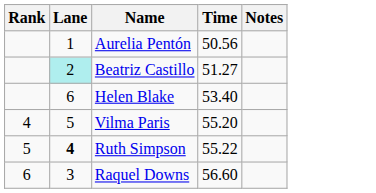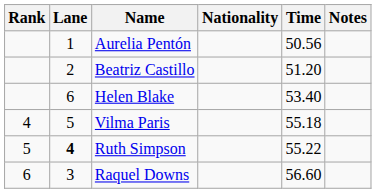+ column: (240, 17)
(70, 70) paleturquoise background -> (70, 70) no background
(220, 70) 51.27 -> (304, 70) 51.20
(220, 123) 55.20 -> (304, 123) 55.18
